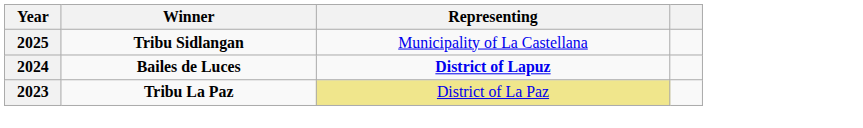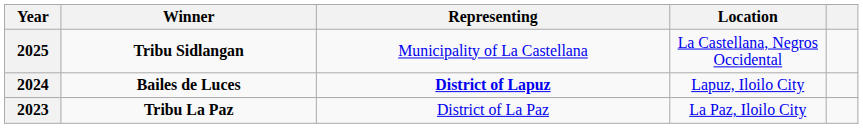+ column: (748, 17)
(493, 92) khaki background -> (493, 110) no background
